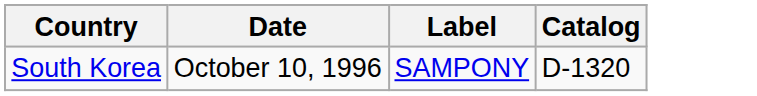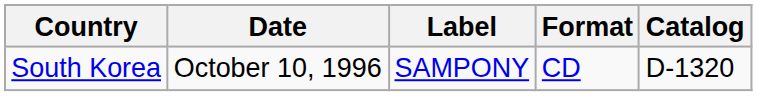+ column: (587, 26)
